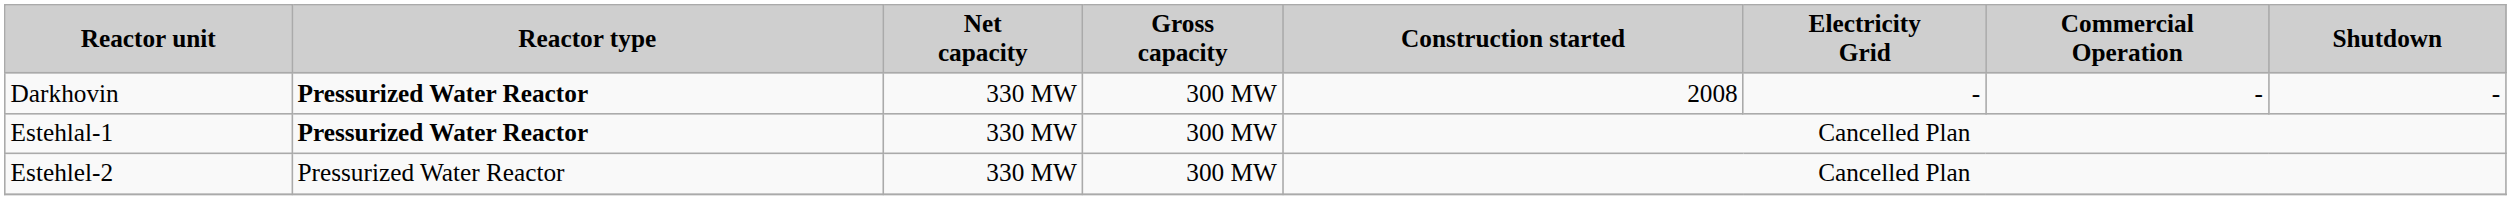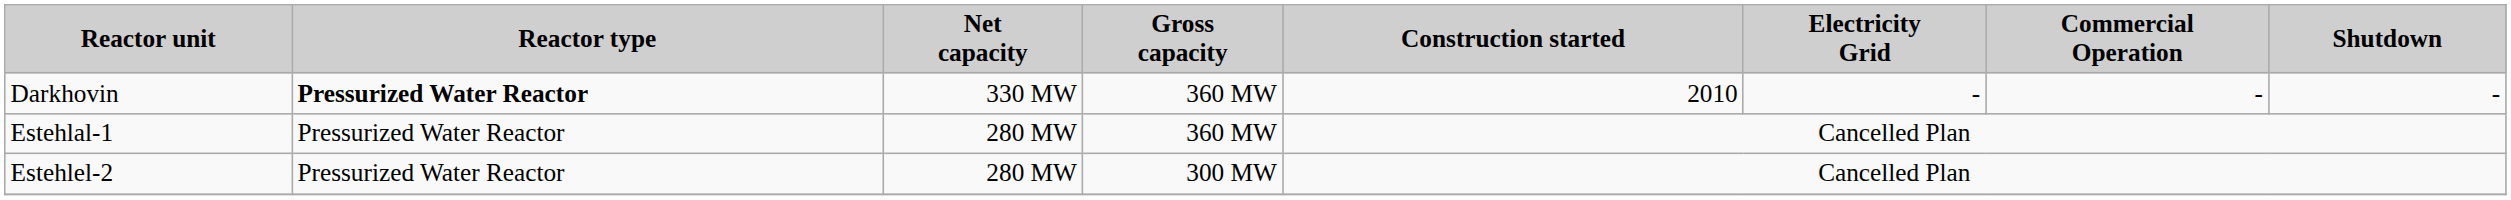(1232, 93) 300 MW -> (1232, 93) 360 MW
(1712, 93) 2008 -> (1712, 93) 2010
(443, 133) bold -> (431, 133) normal
(1032, 133) 330 MW -> (1032, 133) 280 MW
(1232, 133) 300 MW -> (1232, 133) 360 MW
(1032, 173) 330 MW -> (1032, 173) 280 MW
